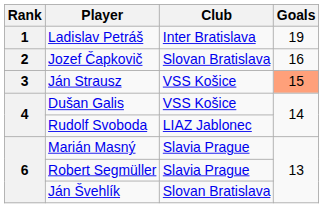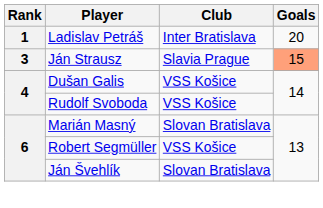(296, 37) 19 -> (296, 37) 20
- row: (95, 59)
(200, 81) VSS Košice -> (206, 59) Slavia Prague
(207, 125) LIAZ Jablonec -> (200, 103) VSS Košice
(206, 147) Slavia Prague -> (217, 125) Slovan Bratislava
(206, 170) Slavia Prague -> (200, 147) VSS Košice
